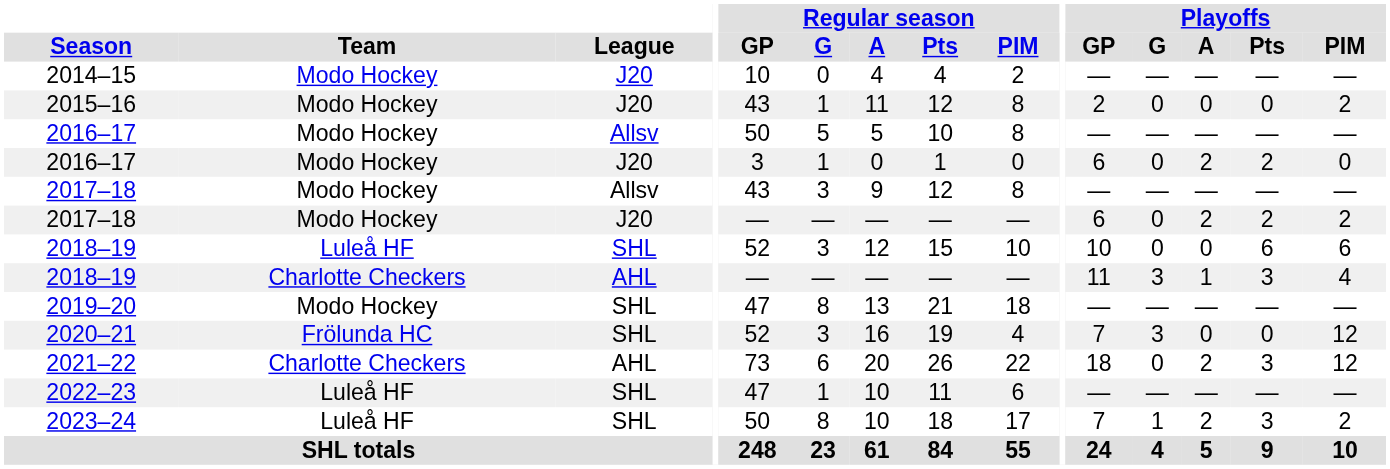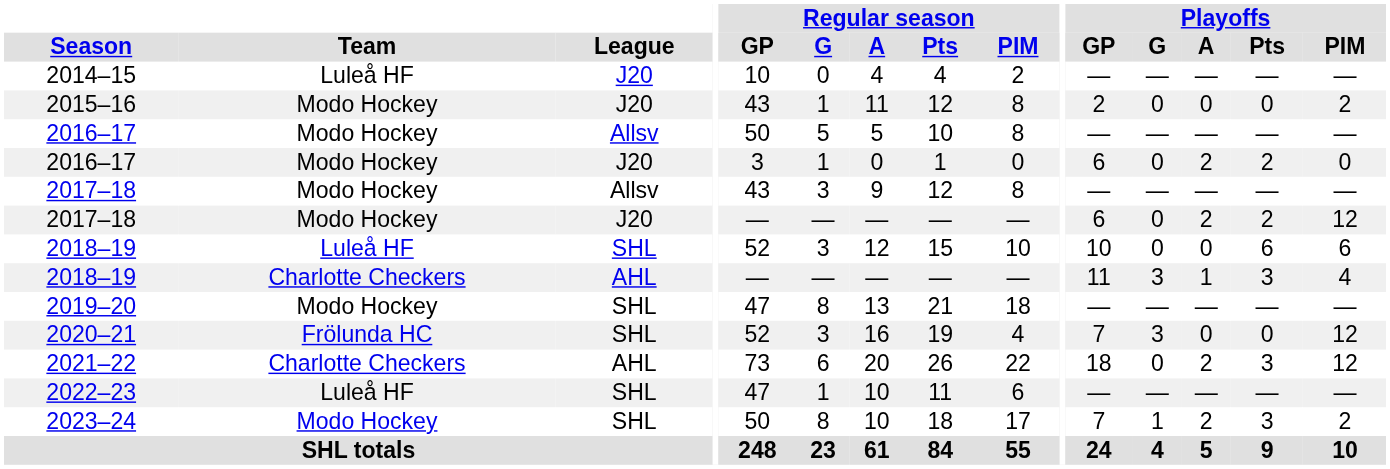(367, 75) Modo Hockey -> (367, 75) Luleå HF
(1345, 219) 2 -> (1345, 219) 12
(367, 421) Luleå HF -> (367, 421) Modo Hockey
